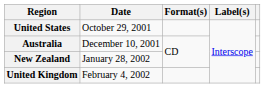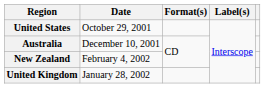(116, 59) January 28, 2002 -> (116, 59) February 4, 2002
(116, 75) February 4, 2002 -> (116, 75) January 28, 2002
